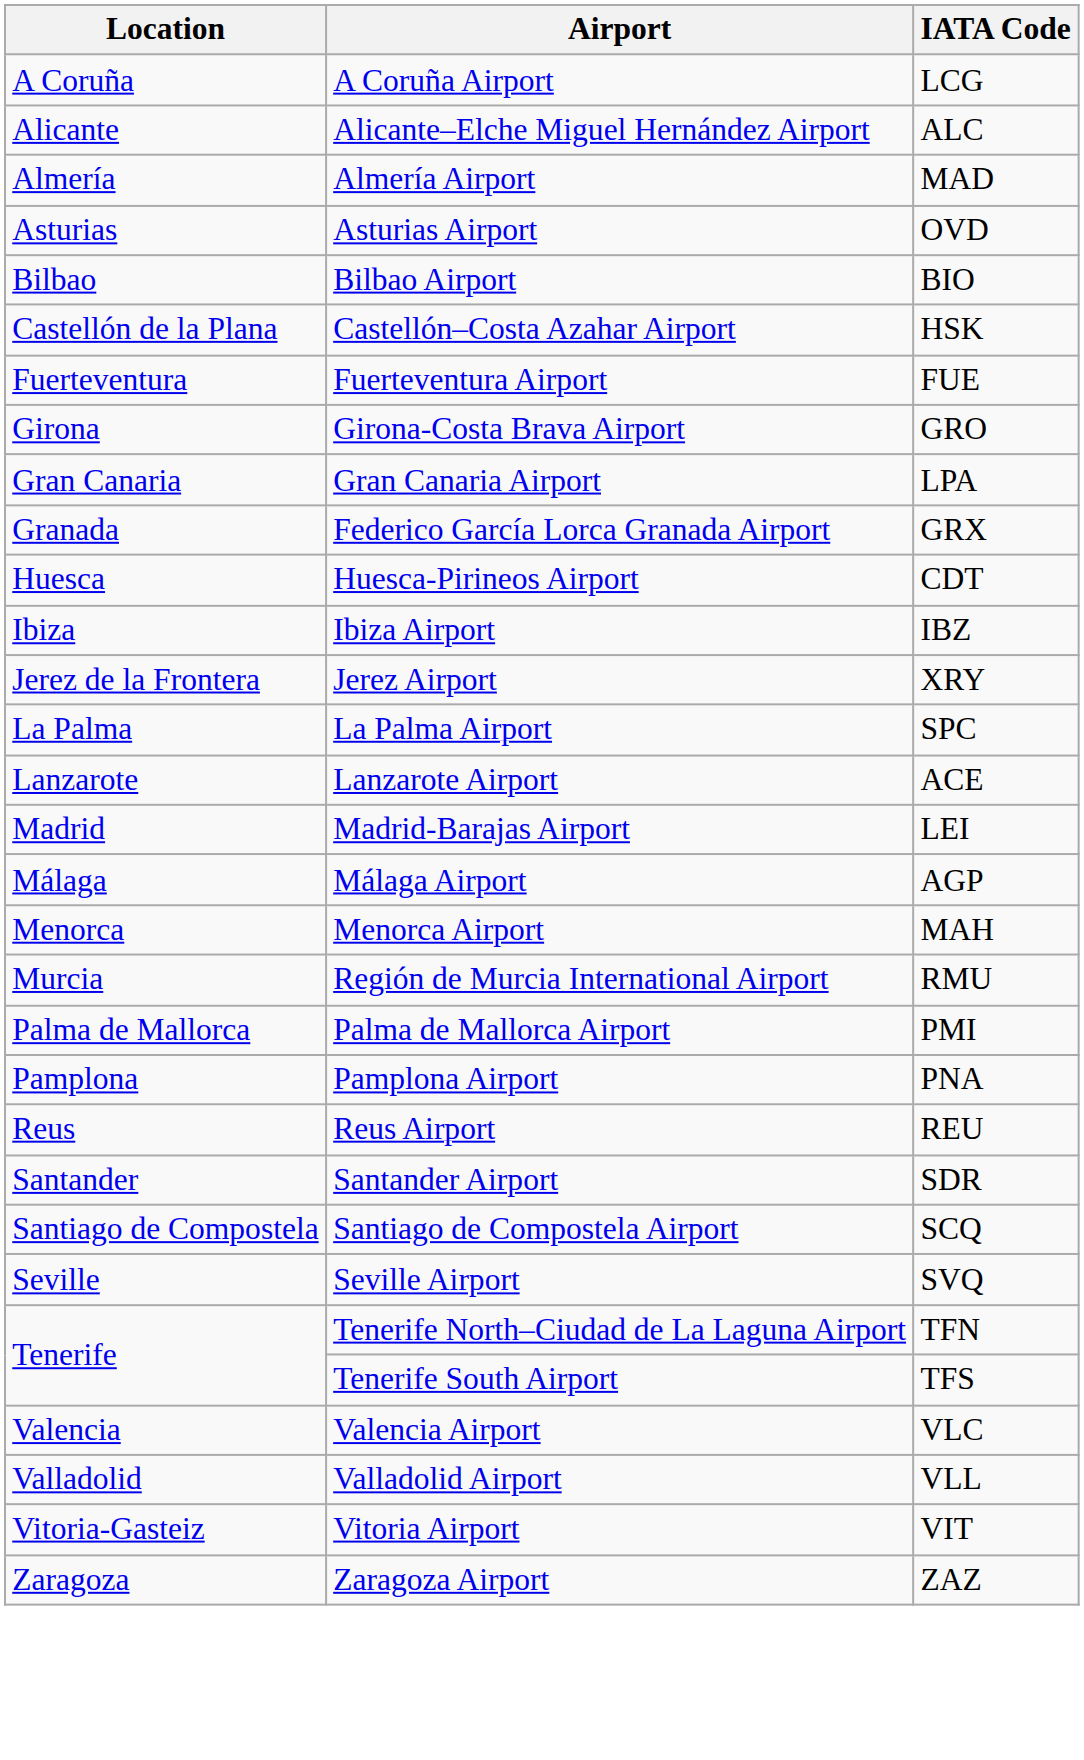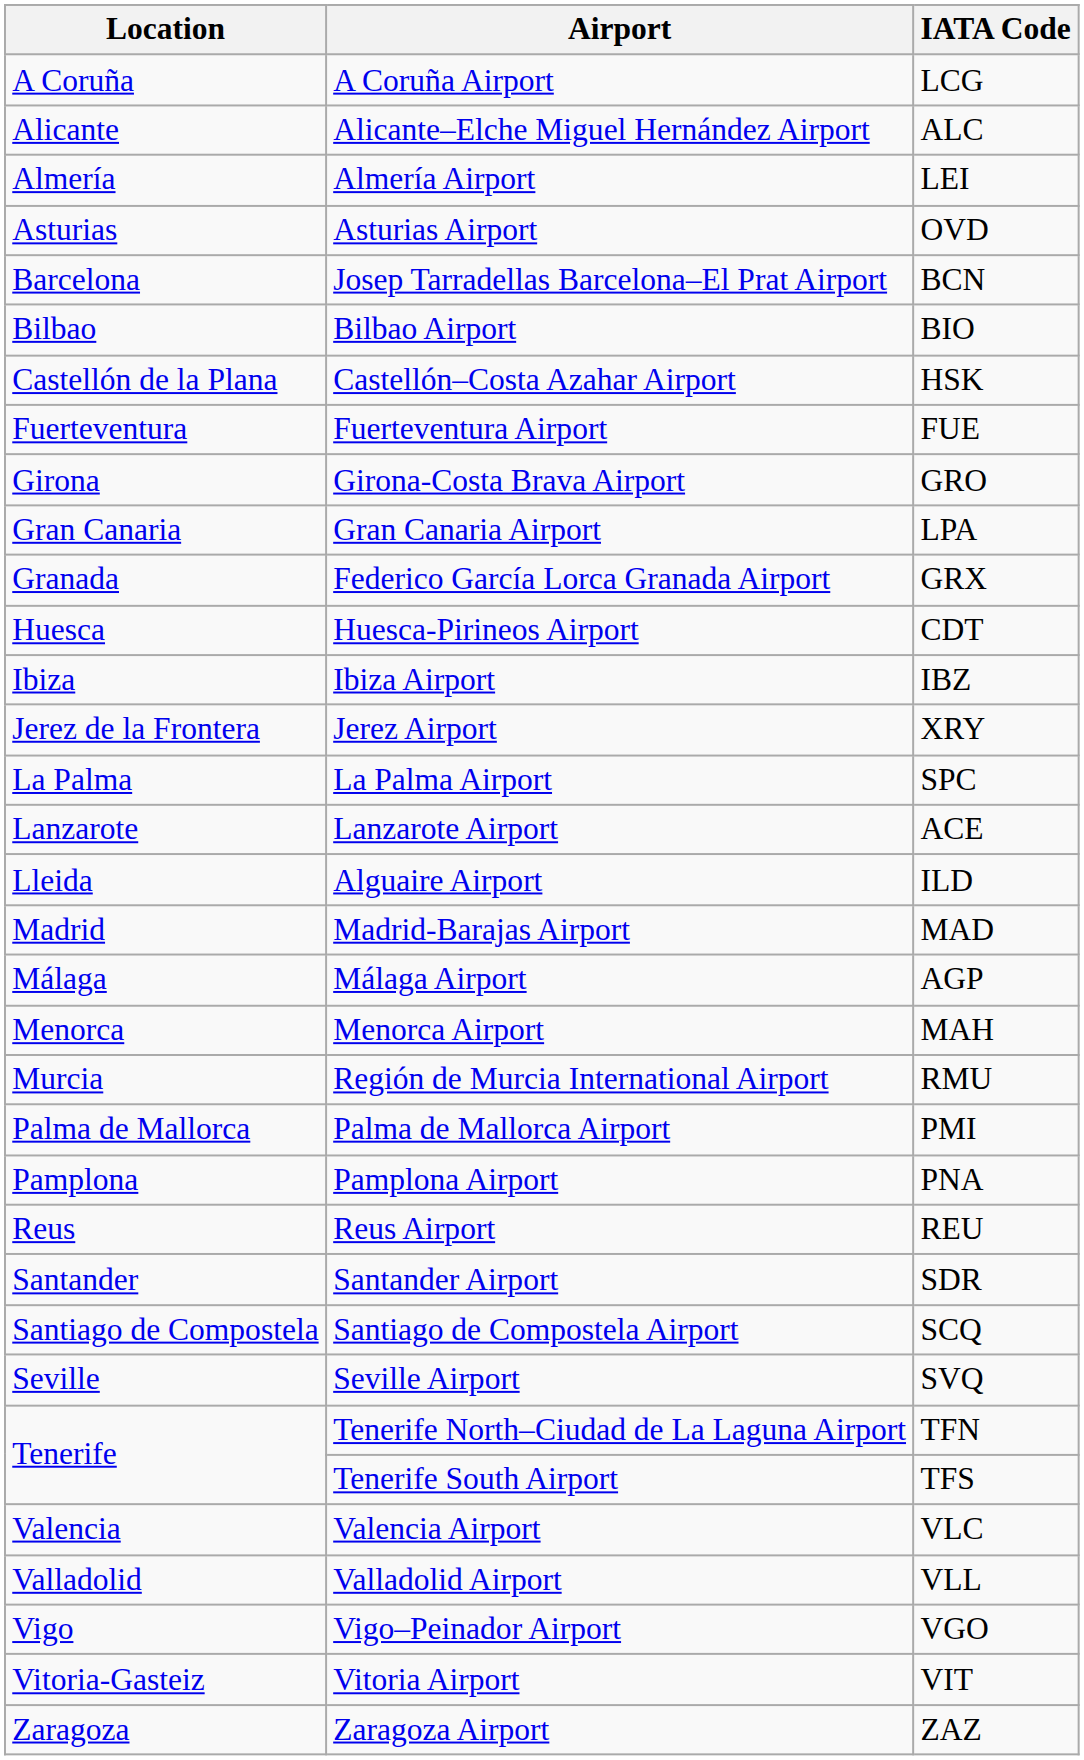(957, 179) MAD -> (945, 179) LEI
+ row: (610, 279)
+ row: (438, 879)
(945, 829) LEI -> (957, 929) MAD
+ row: (477, 1629)
